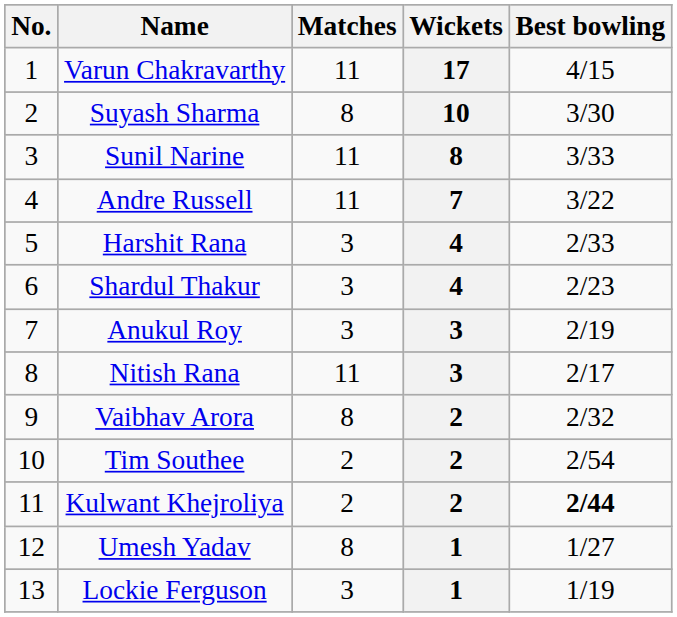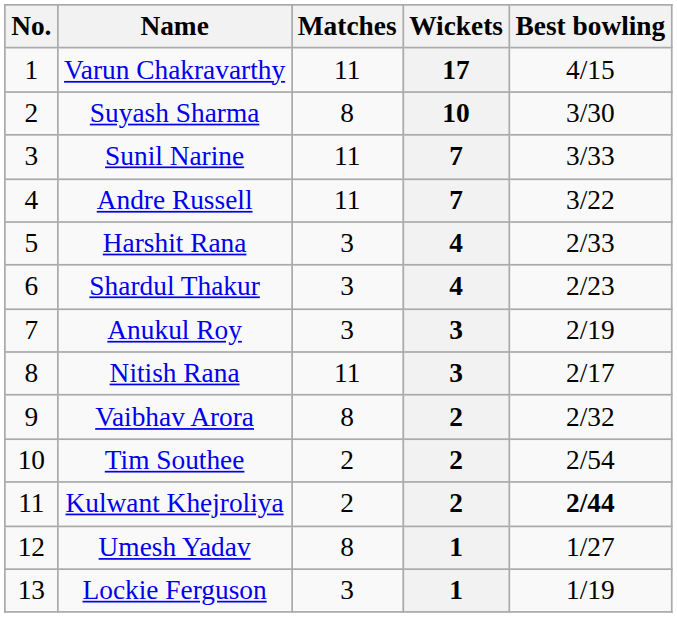(456, 156) 8 -> (456, 156) 7
